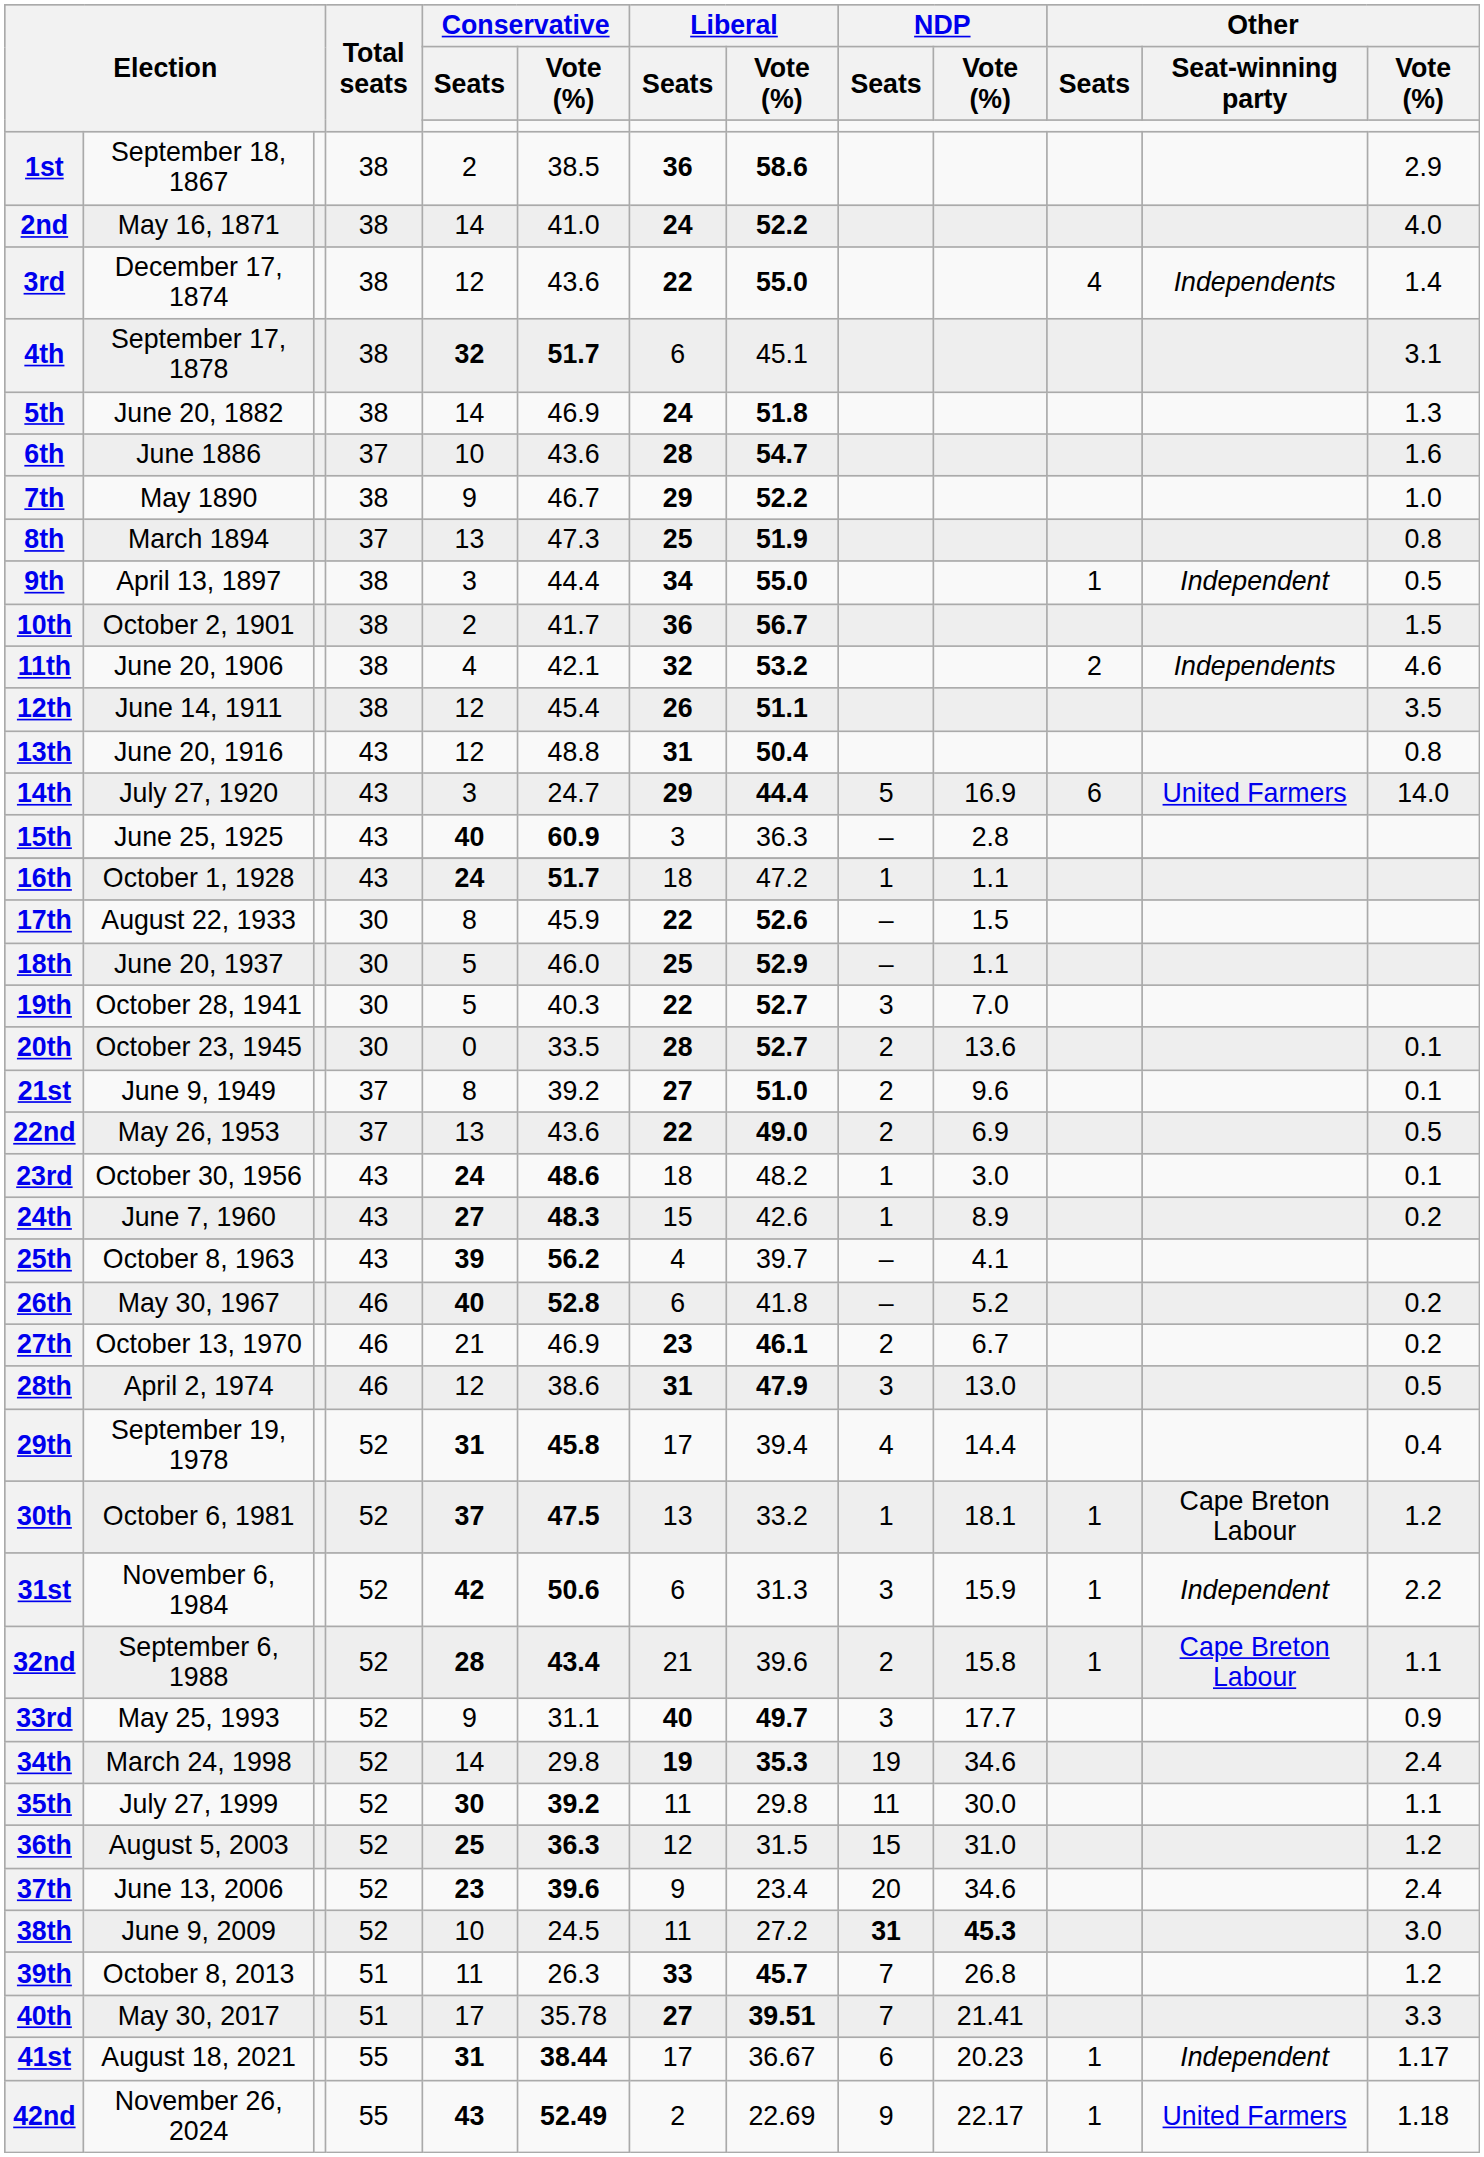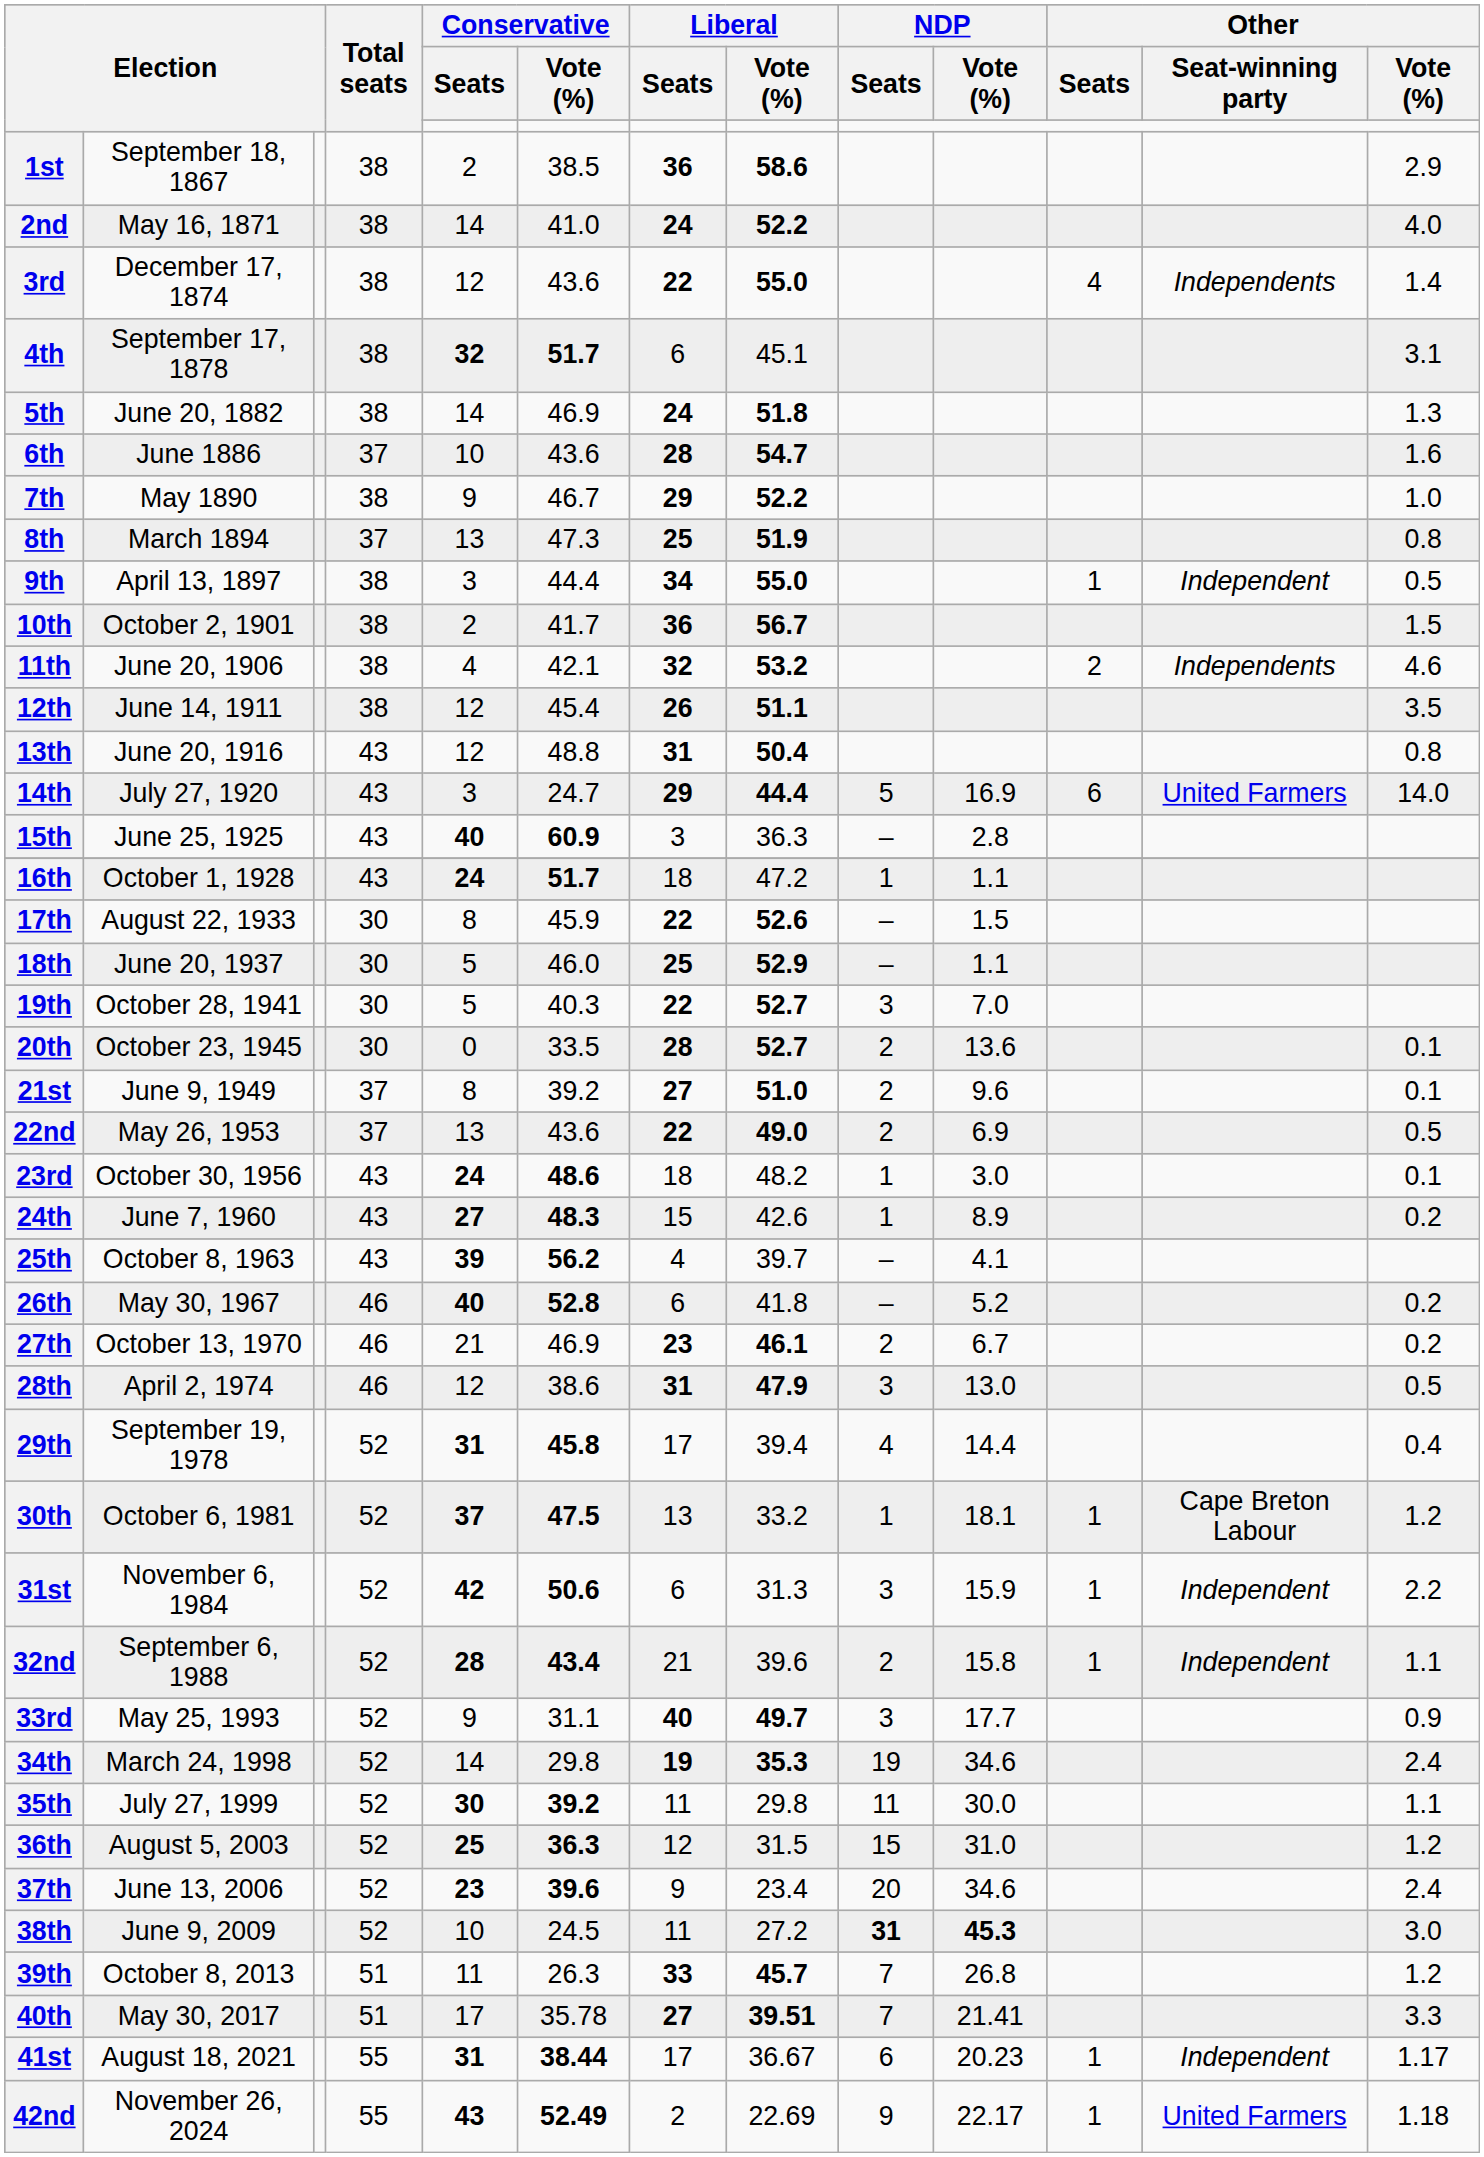(1255, 1661) Cape Breton Labour -> (1255, 1661) Independent
